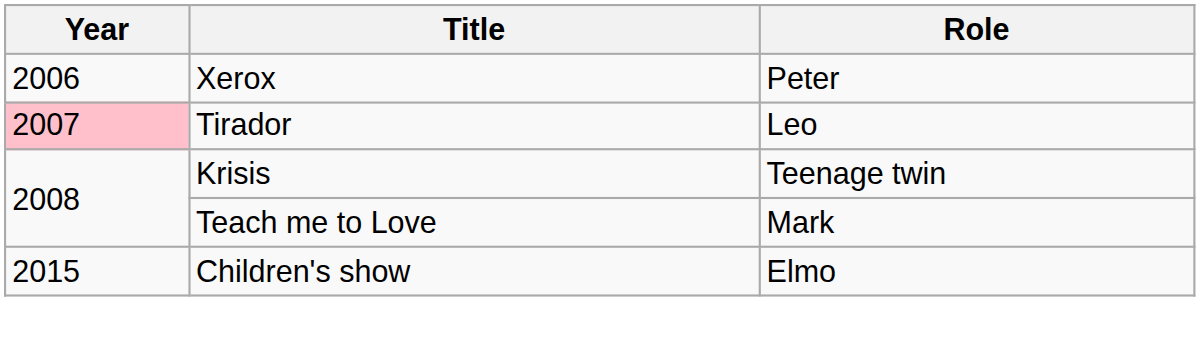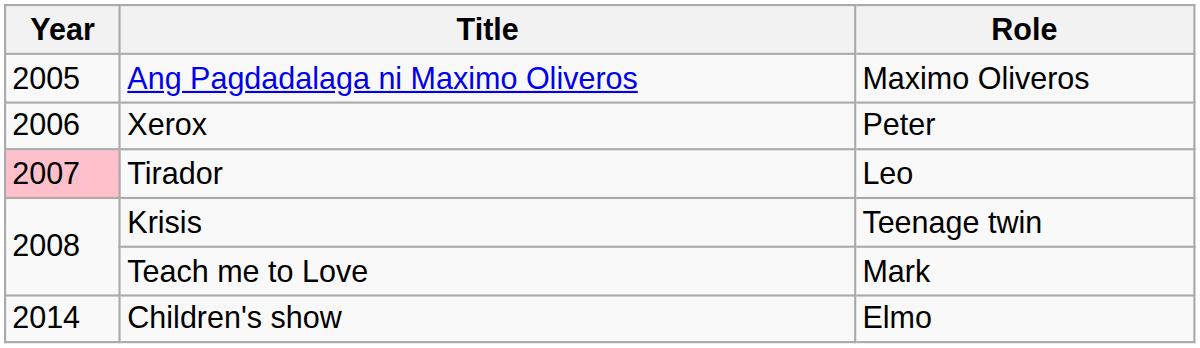+ row: (383, 78)
(46, 271) 2015 -> (46, 319) 2014
